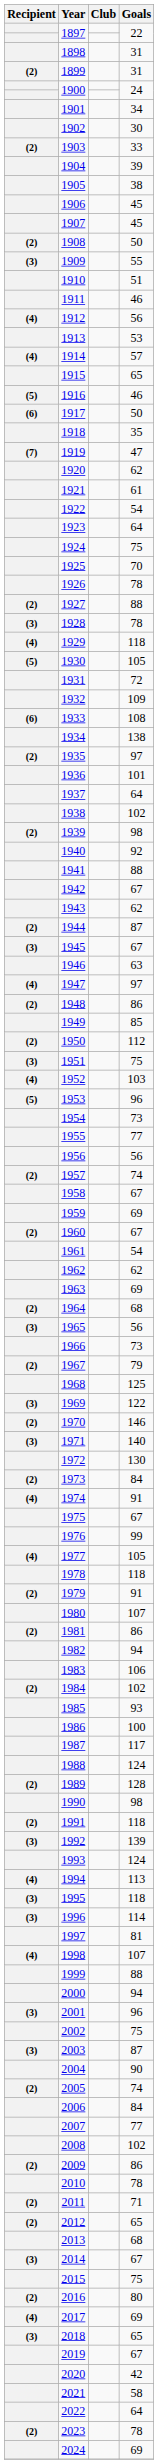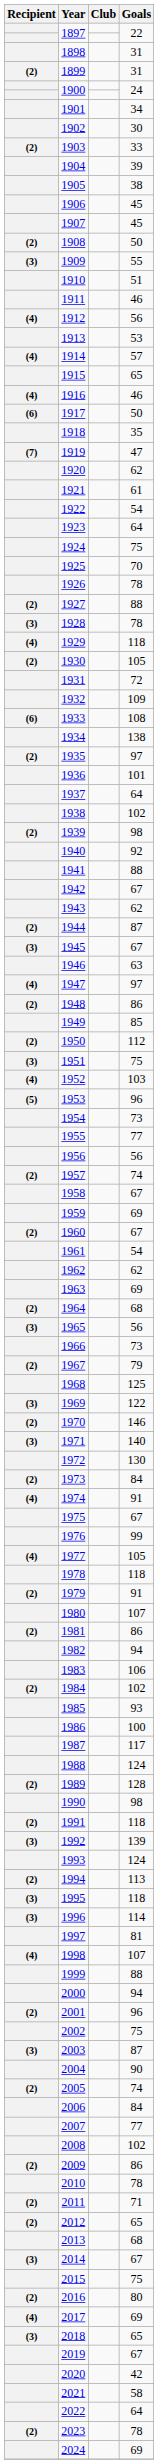(31, 395) (5) -> (31, 395) (4)
(31, 661) (5) -> (31, 661) (2)
(31, 1879) (4) -> (31, 1879) (2)
(31, 2013) (3) -> (31, 2013) (2)
